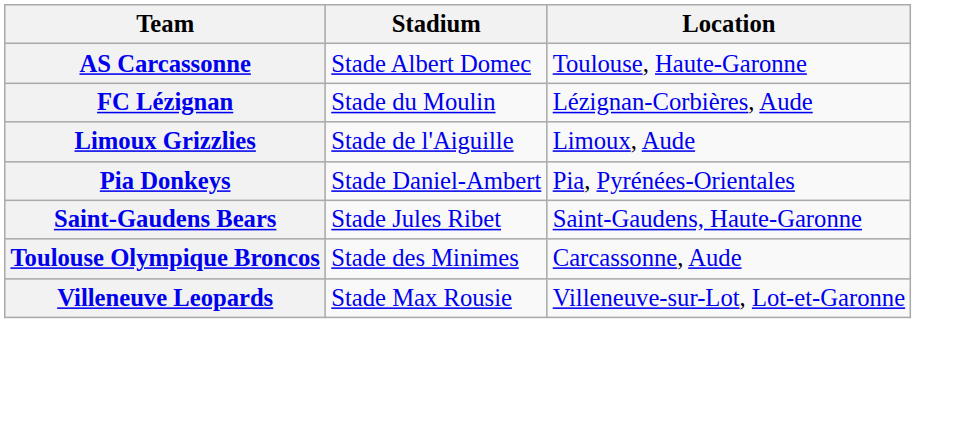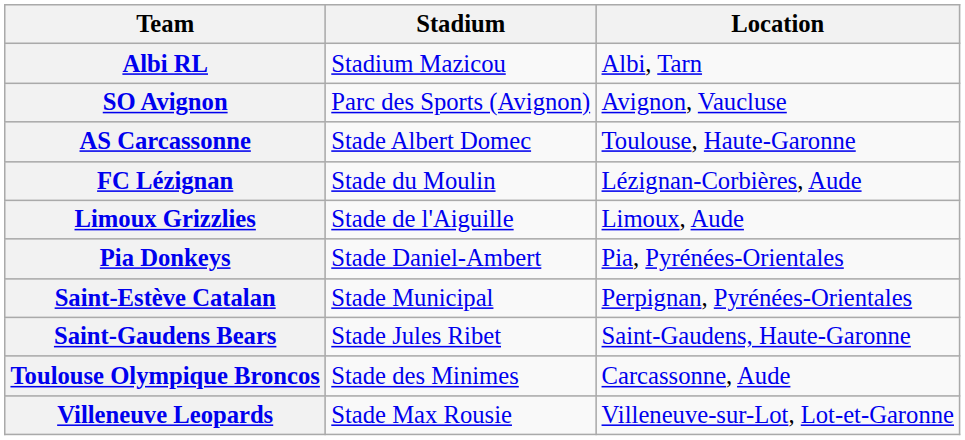+ row: (165, 63)
+ row: (165, 102)
+ row: (165, 297)
